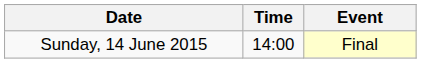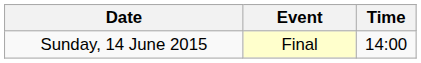columns swapped: (273, 17) <-> (360, 17)
